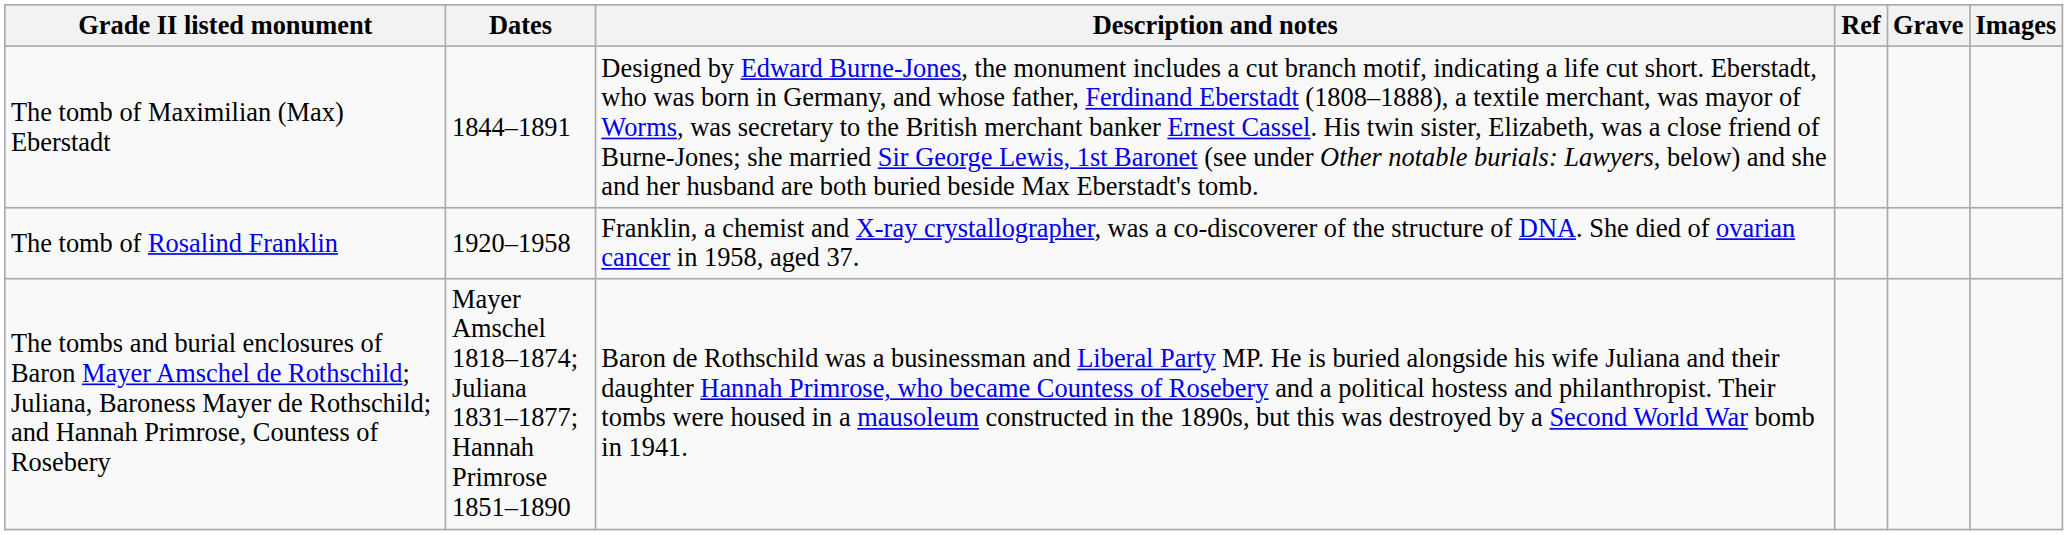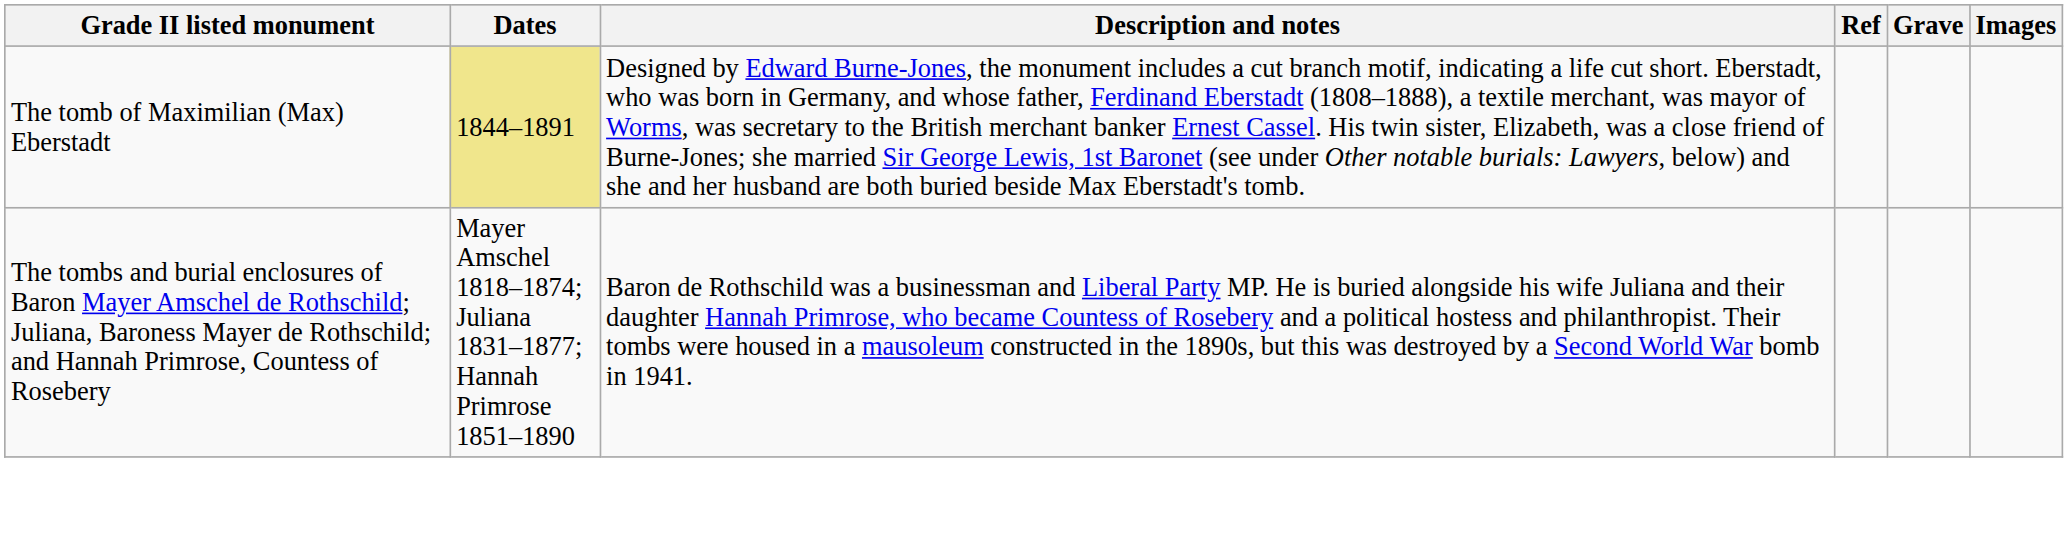(511, 126) no background -> (516, 126) khaki background
- row: (174, 242)
